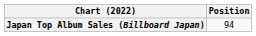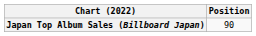(229, 25) 94 -> (229, 25) 90
